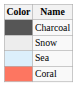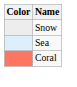- row: (53, 27)
